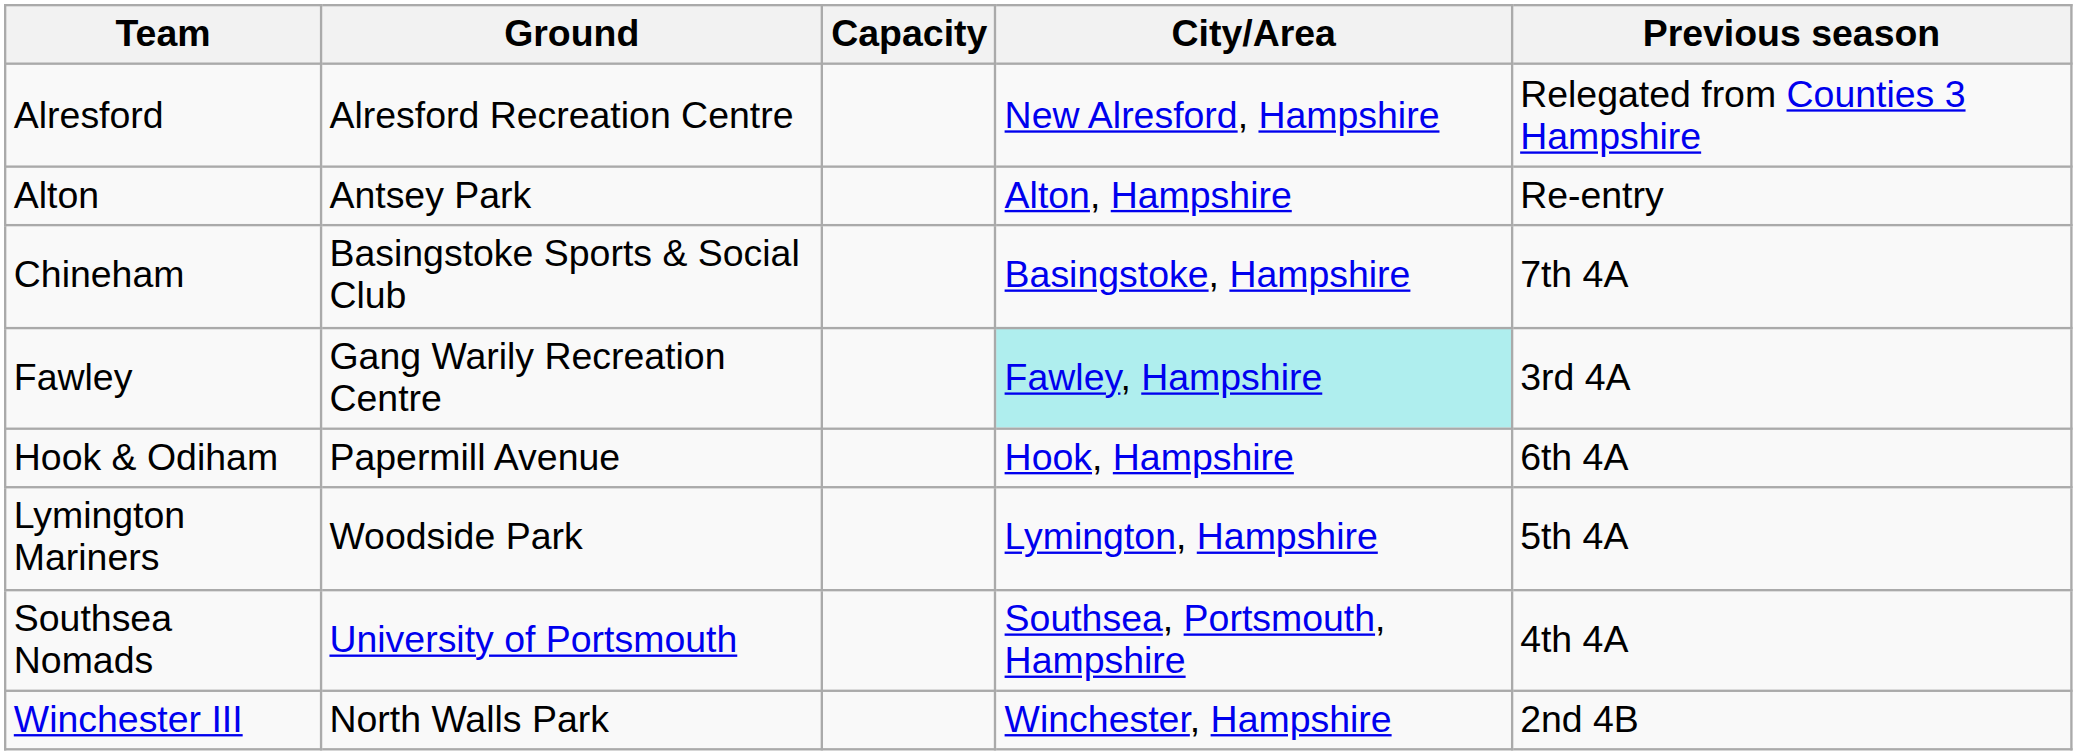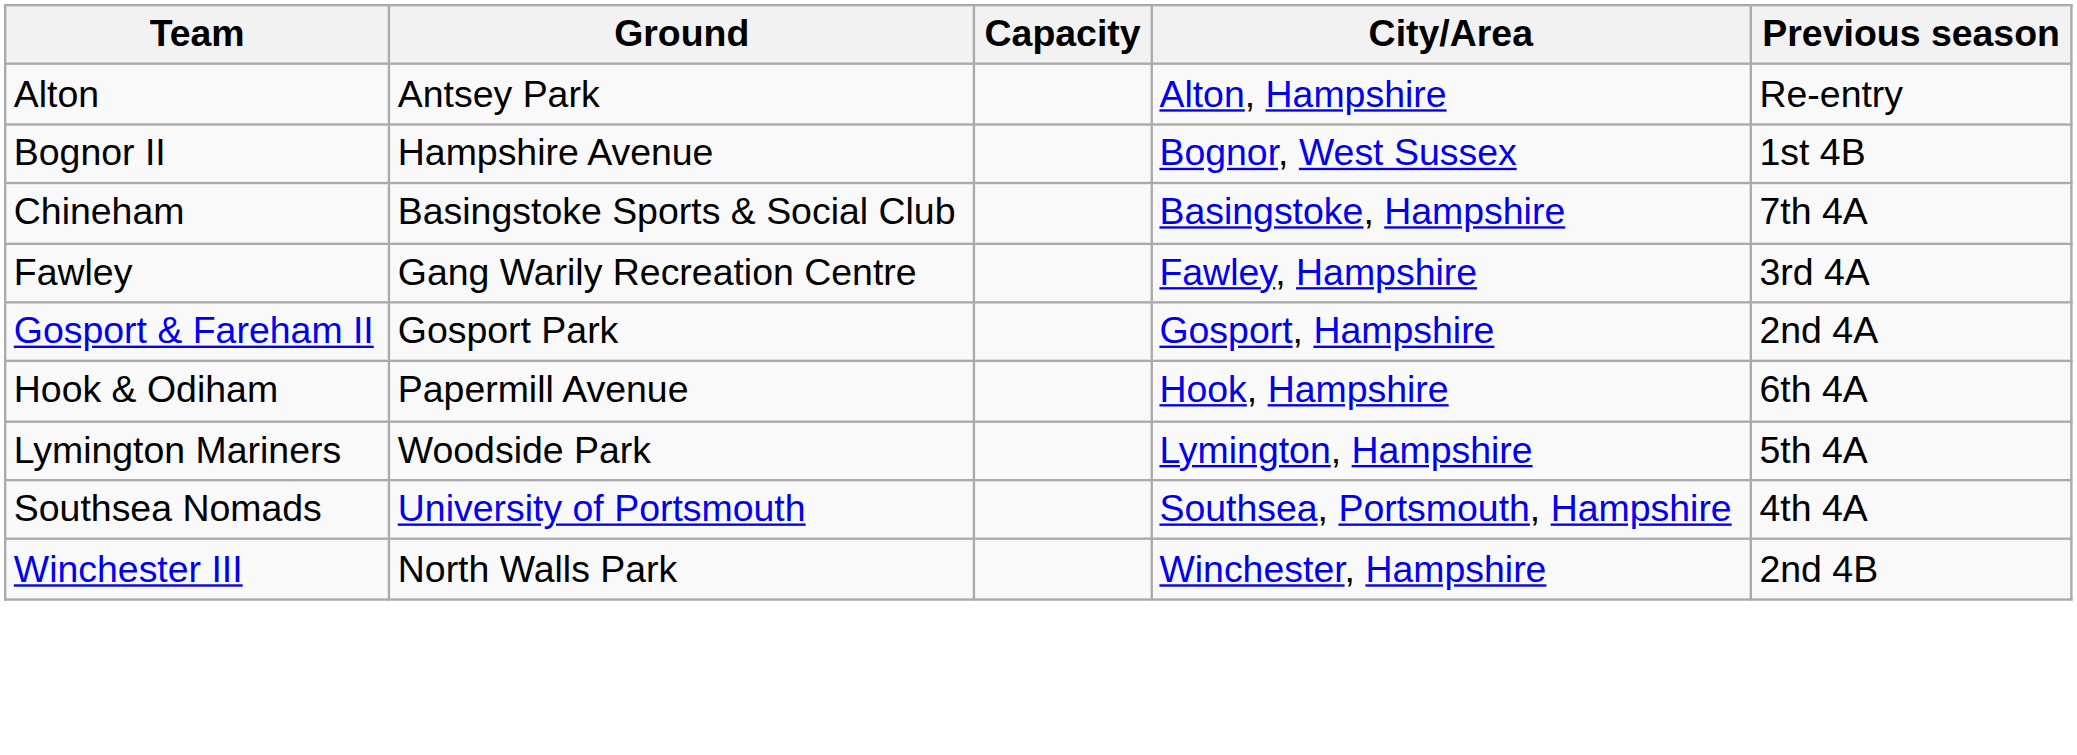- row: (89, 114)
+ row: (90, 152)
(1163, 376) paleturquoise background -> (1318, 271) no background
+ row: (194, 331)
